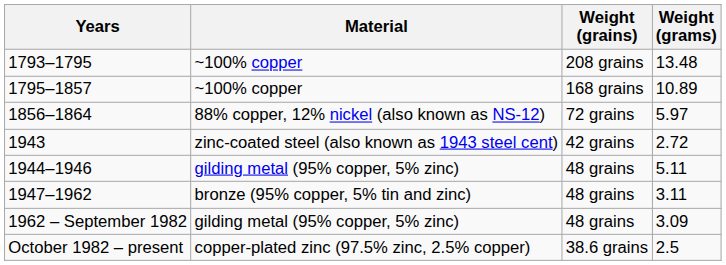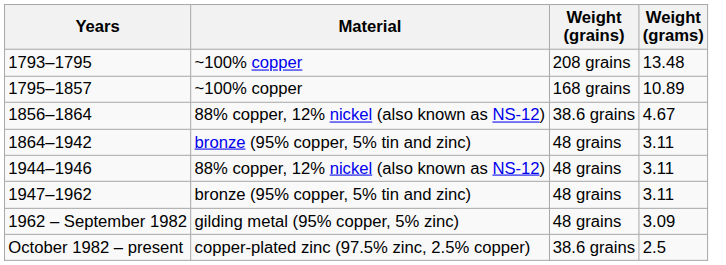(600, 115) 72 grains -> (594, 115) 38.6 grains
(672, 115) 5.97 -> (659, 115) 4.67
+ row: (50, 141)
- row: (27, 141)
(327, 168) gilding metal (95% copper, 5% zinc) -> (370, 168) 88% copper, 12% nickel (also known as NS-12)
(671, 168) 5.11 -> (658, 168) 3.11
